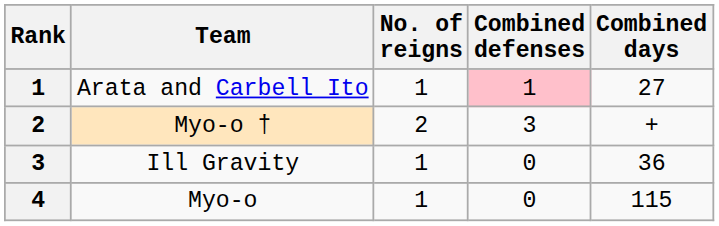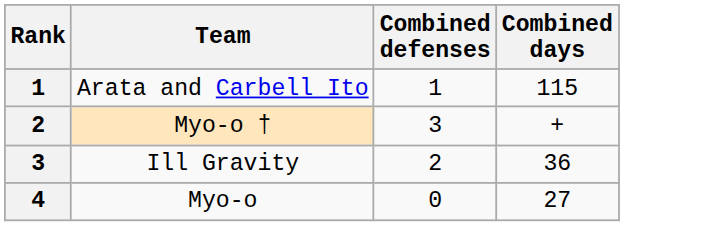- column: (421, 37)
(530, 88) pink background -> (435, 88) no background
(652, 88) 27 -> (557, 88) 115
(530, 164) 0 -> (435, 164) 2
(652, 201) 115 -> (557, 201) 27
